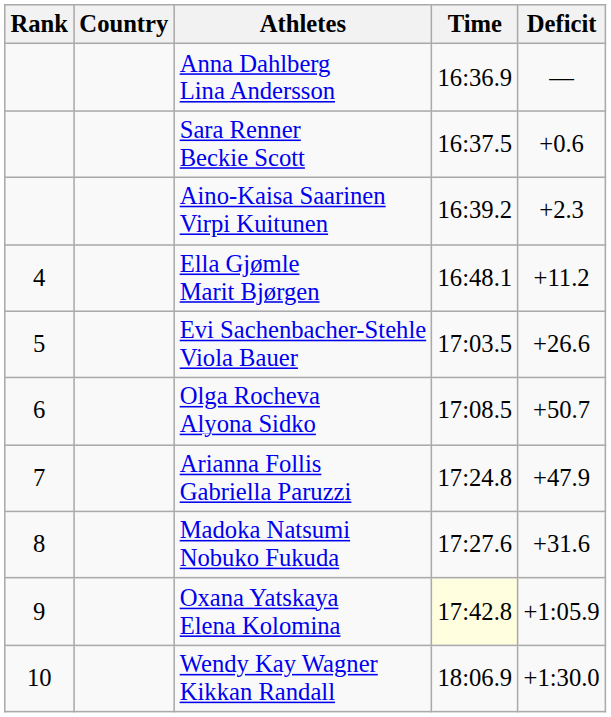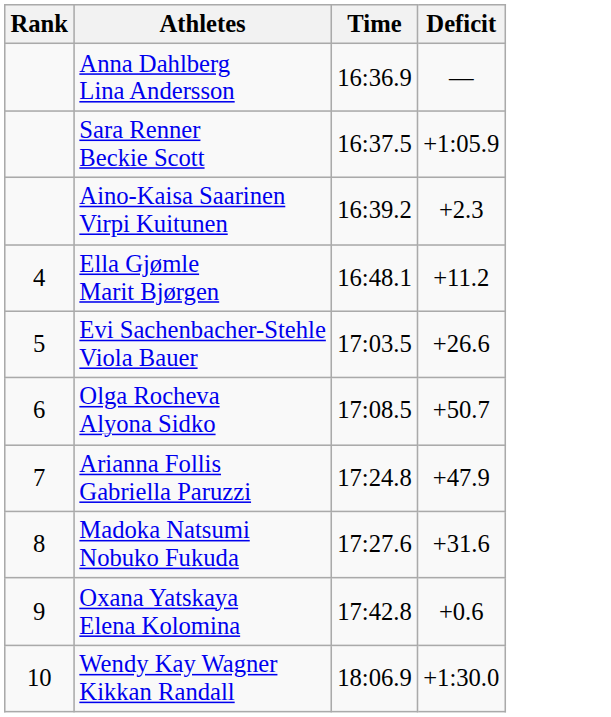- column: (124, 24)
(562, 143) +0.6 -> (461, 143) +1:05.9
(475, 611) lightyellow background -> (375, 611) no background
(562, 611) +1:05.9 -> (461, 611) +0.6
